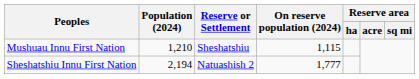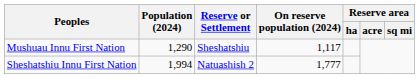(180, 47) 1,210 -> (180, 47) 1,290
(329, 47) 1,115 -> (329, 47) 1,117
(180, 64) 2,194 -> (180, 64) 1,994
